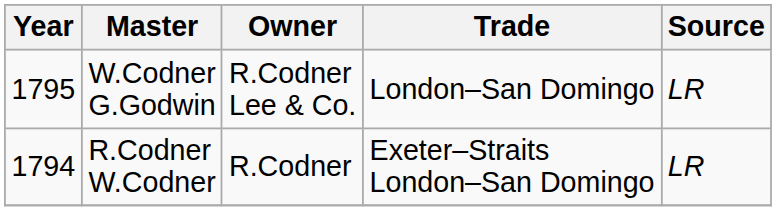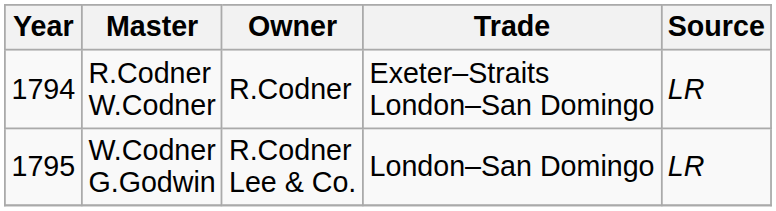rows swapped: (152, 166) <-> (152, 88)
